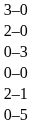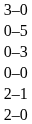rows swapped: (16, 30) <-> (16, 114)
